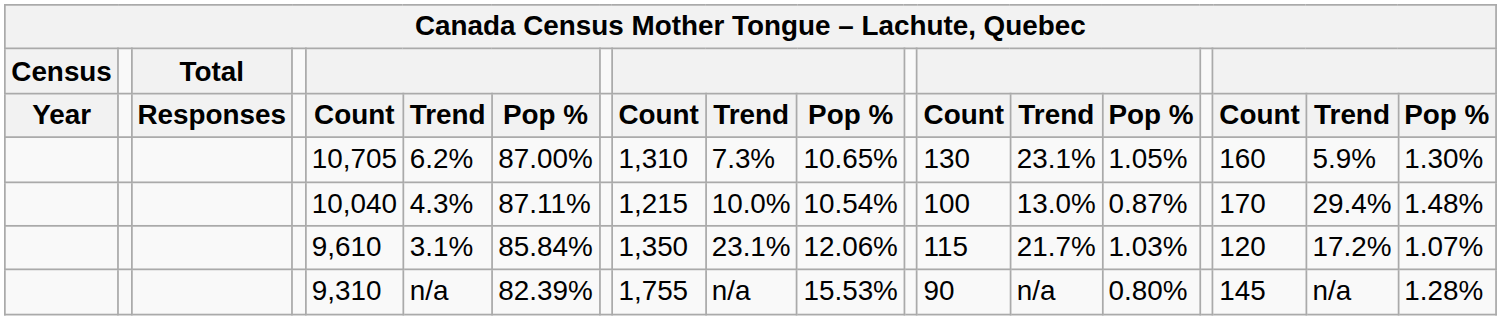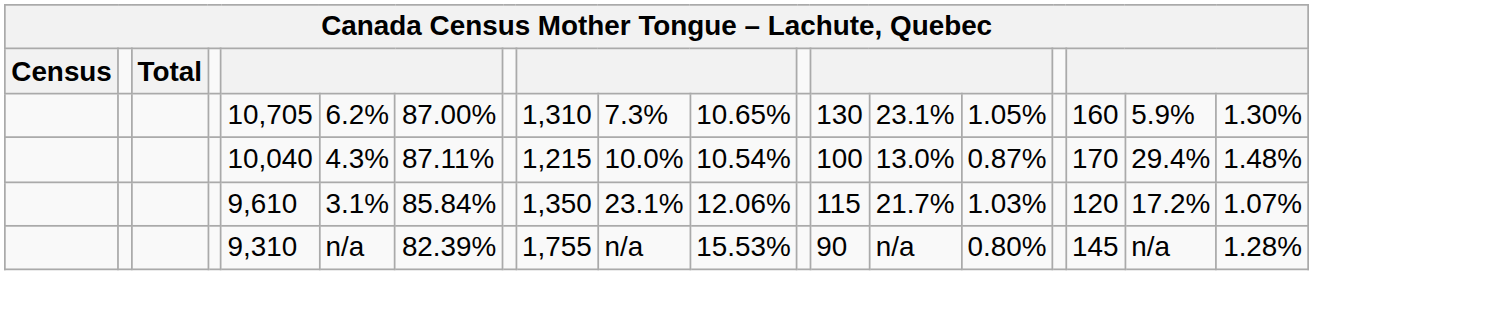- row: (62, 114)
